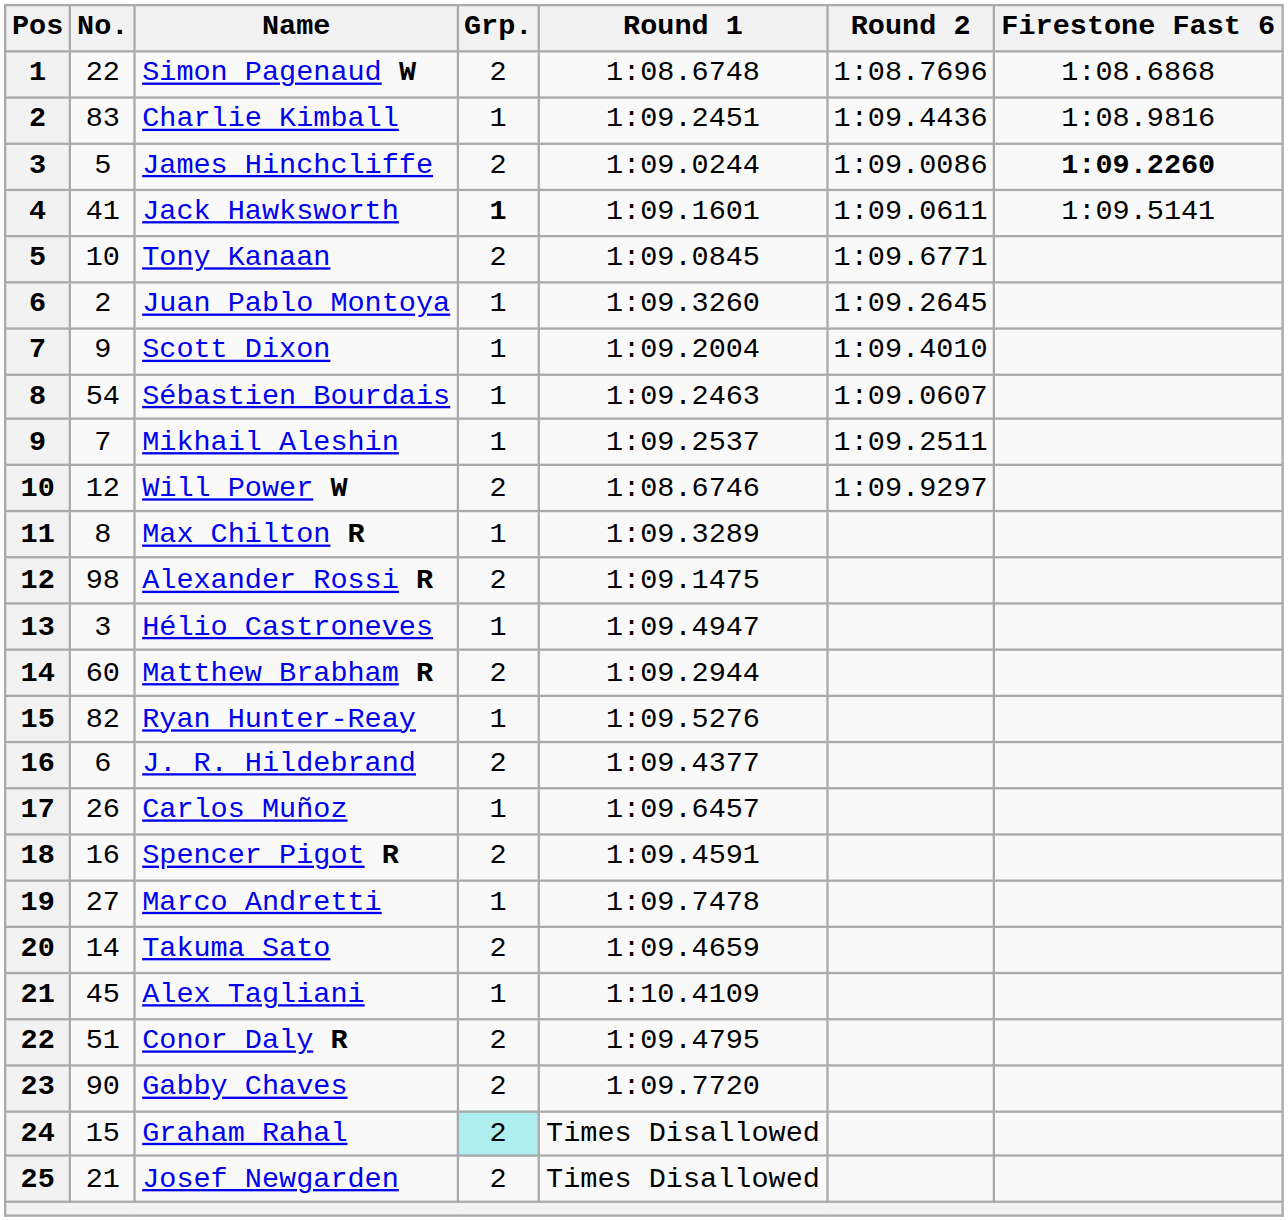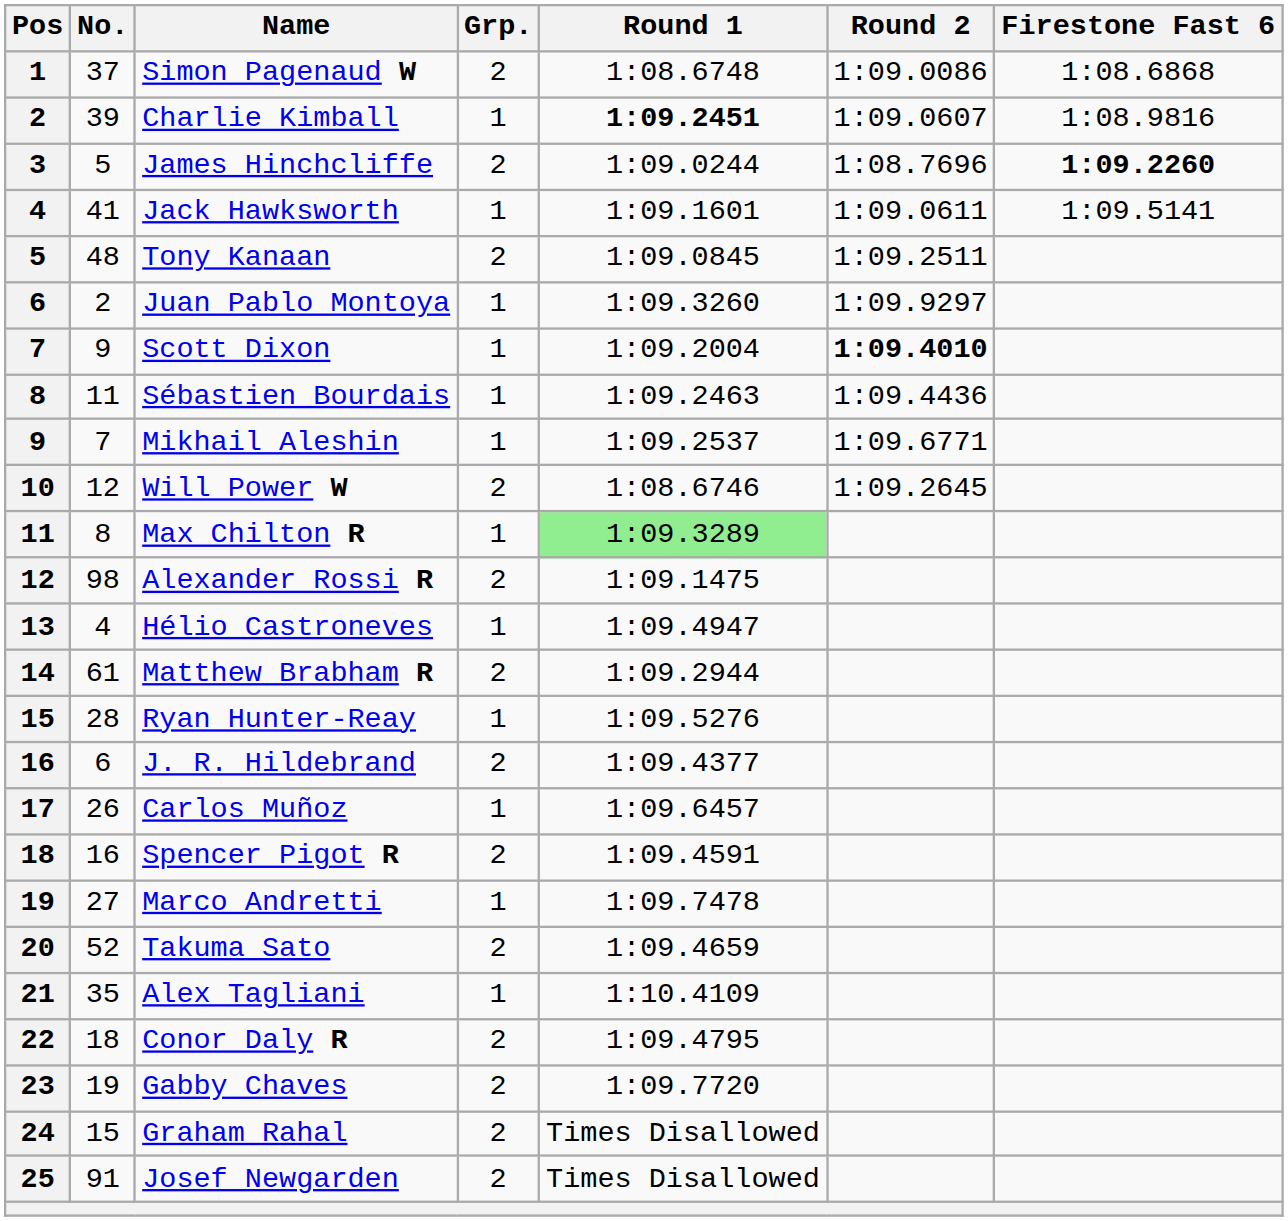(103, 75) 22 -> (103, 75) 37
(911, 75) 1:08.7696 -> (911, 75) 1:09.0086
(103, 121) 83 -> (103, 121) 39
(683, 121) normal -> (683, 121) bold
(911, 121) 1:09.4436 -> (911, 121) 1:09.0607
(911, 167) 1:09.0086 -> (911, 167) 1:08.7696
(498, 213) bold -> (498, 213) normal
(103, 259) 10 -> (103, 259) 48
(911, 259) 1:09.6771 -> (911, 259) 1:09.2511
(911, 305) 1:09.2645 -> (911, 305) 1:09.9297
(911, 351) normal -> (911, 351) bold
(103, 397) 54 -> (103, 397) 11
(911, 397) 1:09.0607 -> (911, 397) 1:09.4436
(911, 443) 1:09.2511 -> (911, 443) 1:09.6771
(911, 489) 1:09.9297 -> (911, 489) 1:09.2645
(683, 535) no background -> (683, 535) lightgreen background
(103, 627) 3 -> (103, 627) 4
(103, 673) 60 -> (103, 673) 61
(103, 719) 82 -> (103, 719) 28
(103, 950) 14 -> (103, 950) 52
(103, 996) 45 -> (103, 996) 35
(103, 1042) 51 -> (103, 1042) 18
(103, 1088) 90 -> (103, 1088) 19
(498, 1134) paleturquoise background -> (498, 1134) no background
(103, 1180) 21 -> (103, 1180) 91
